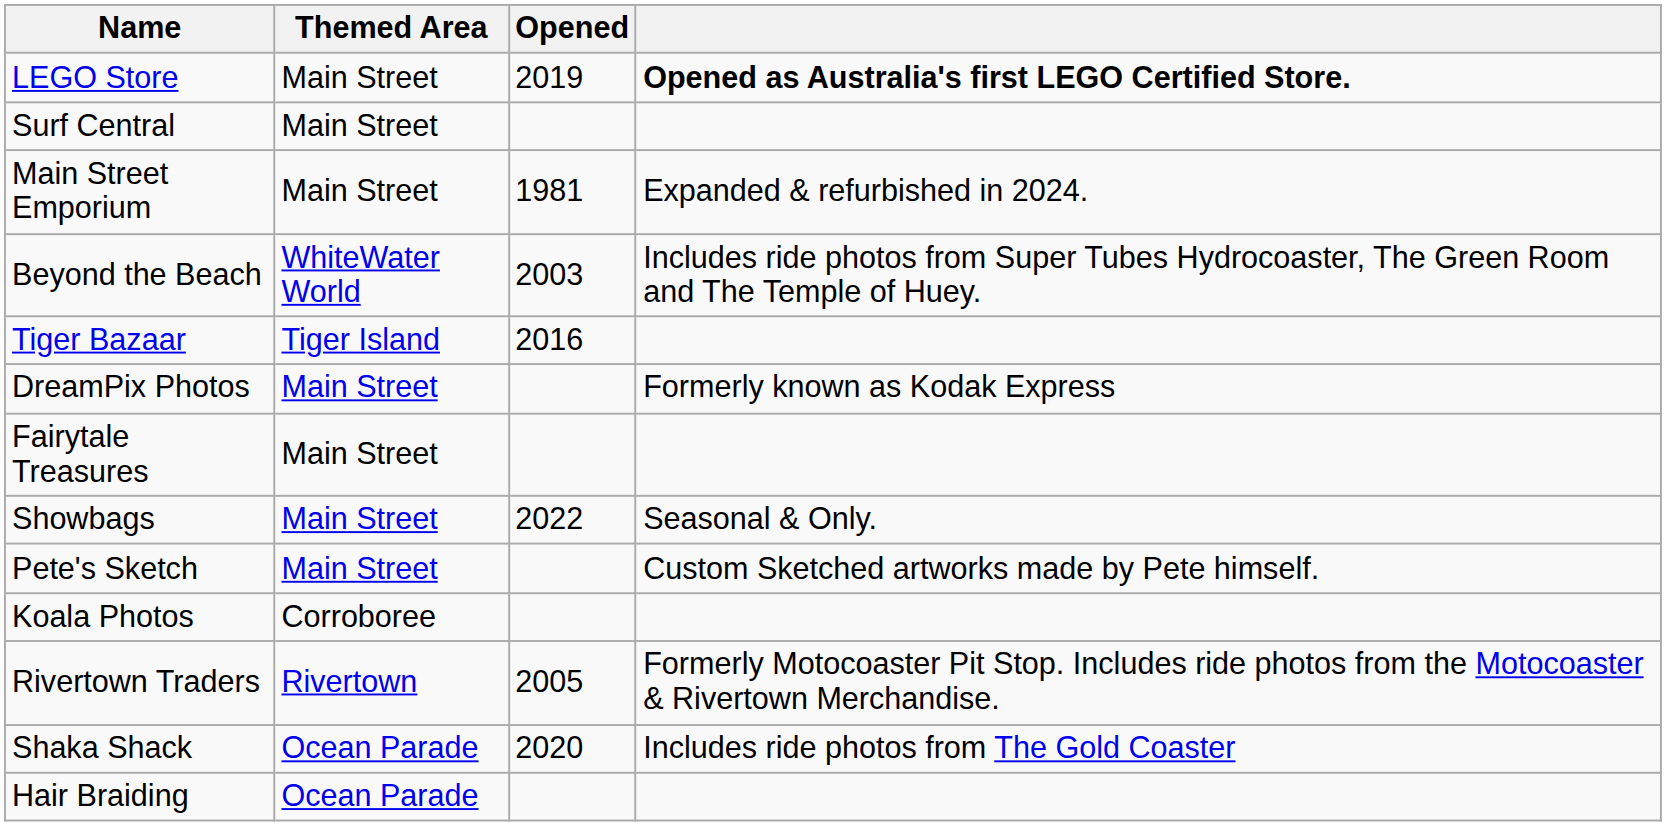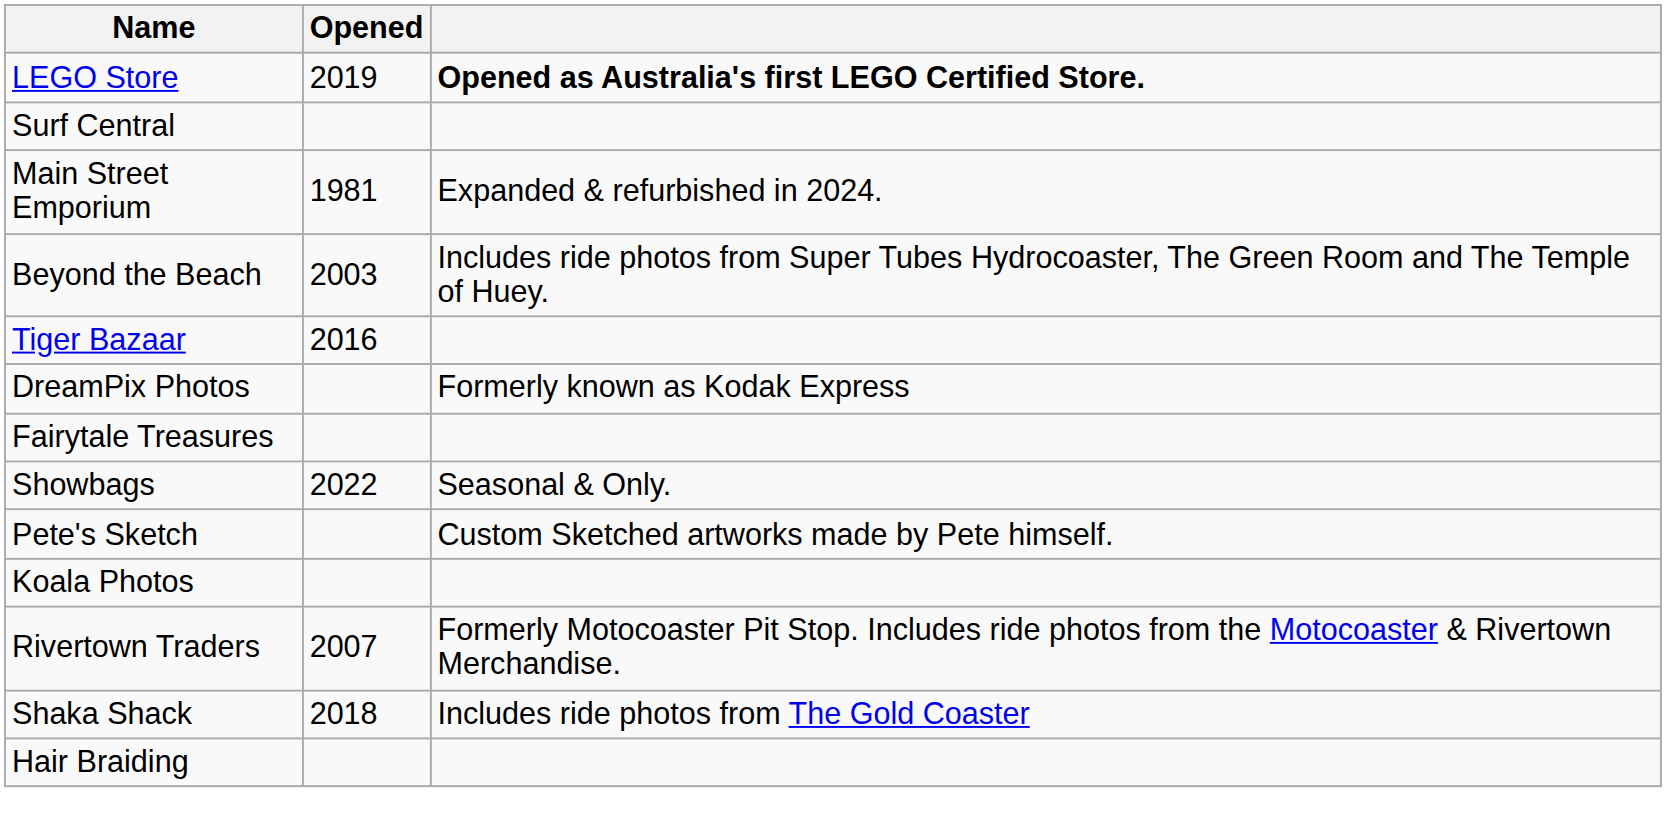- column: (391, 28)
(549, 682) 2005 -> (344, 647) 2007
(549, 747) 2020 -> (344, 713) 2018
